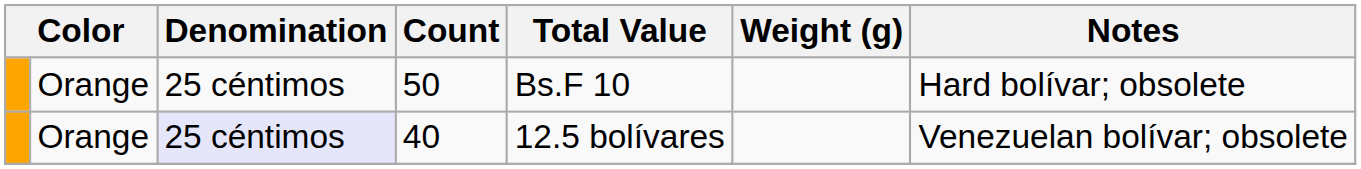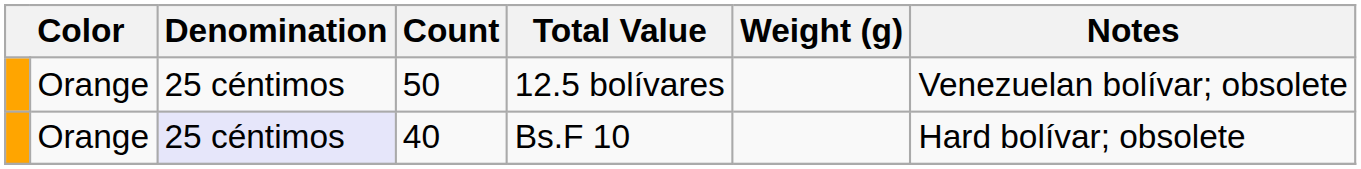(572, 84) Bs.F 10 -> (620, 84) 12.5 bolívares
(1082, 84) Hard bolívar; obsolete -> (1133, 84) Venezuelan bolívar; obsolete
(620, 137) 12.5 bolívares -> (572, 137) Bs.F 10
(1133, 137) Venezuelan bolívar; obsolete -> (1082, 137) Hard bolívar; obsolete
